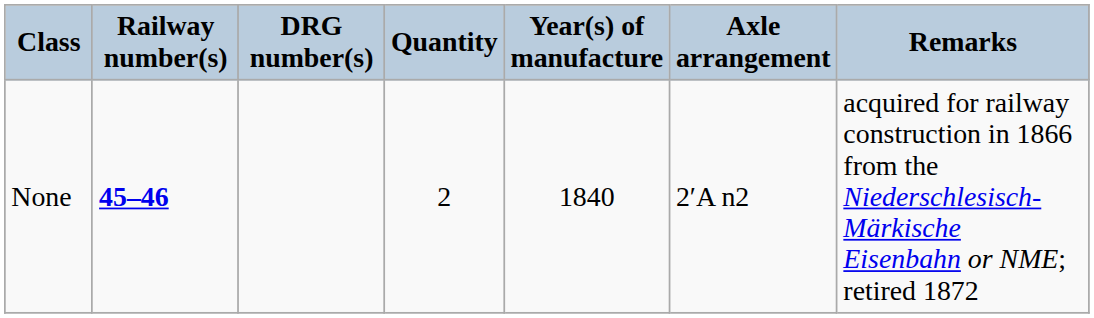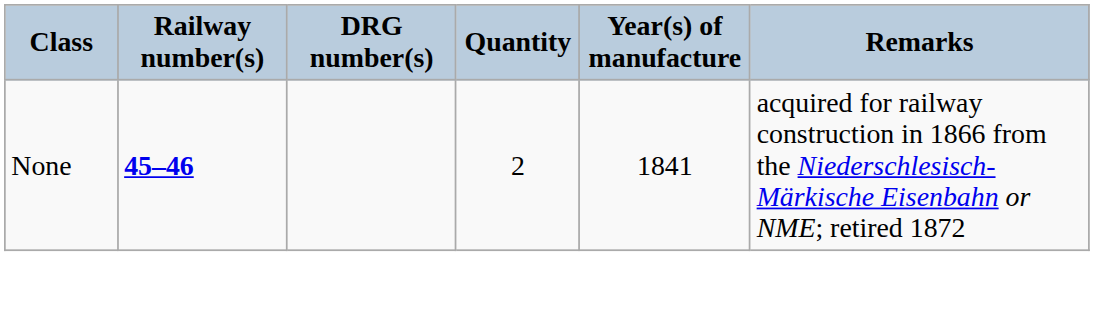- column: (753, 42)
(587, 196) 1840 -> (665, 164) 1841
